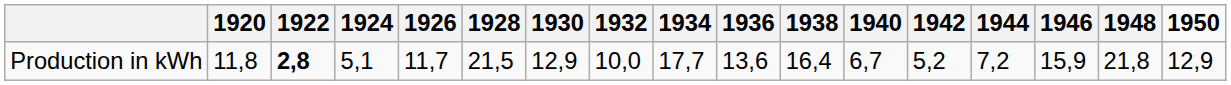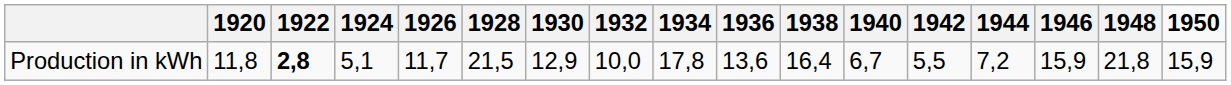(681, 60) 17,7 -> (681, 60) 17,8
(929, 60) 5,2 -> (929, 60) 5,5
(1190, 60) 12,9 -> (1190, 60) 15,9
